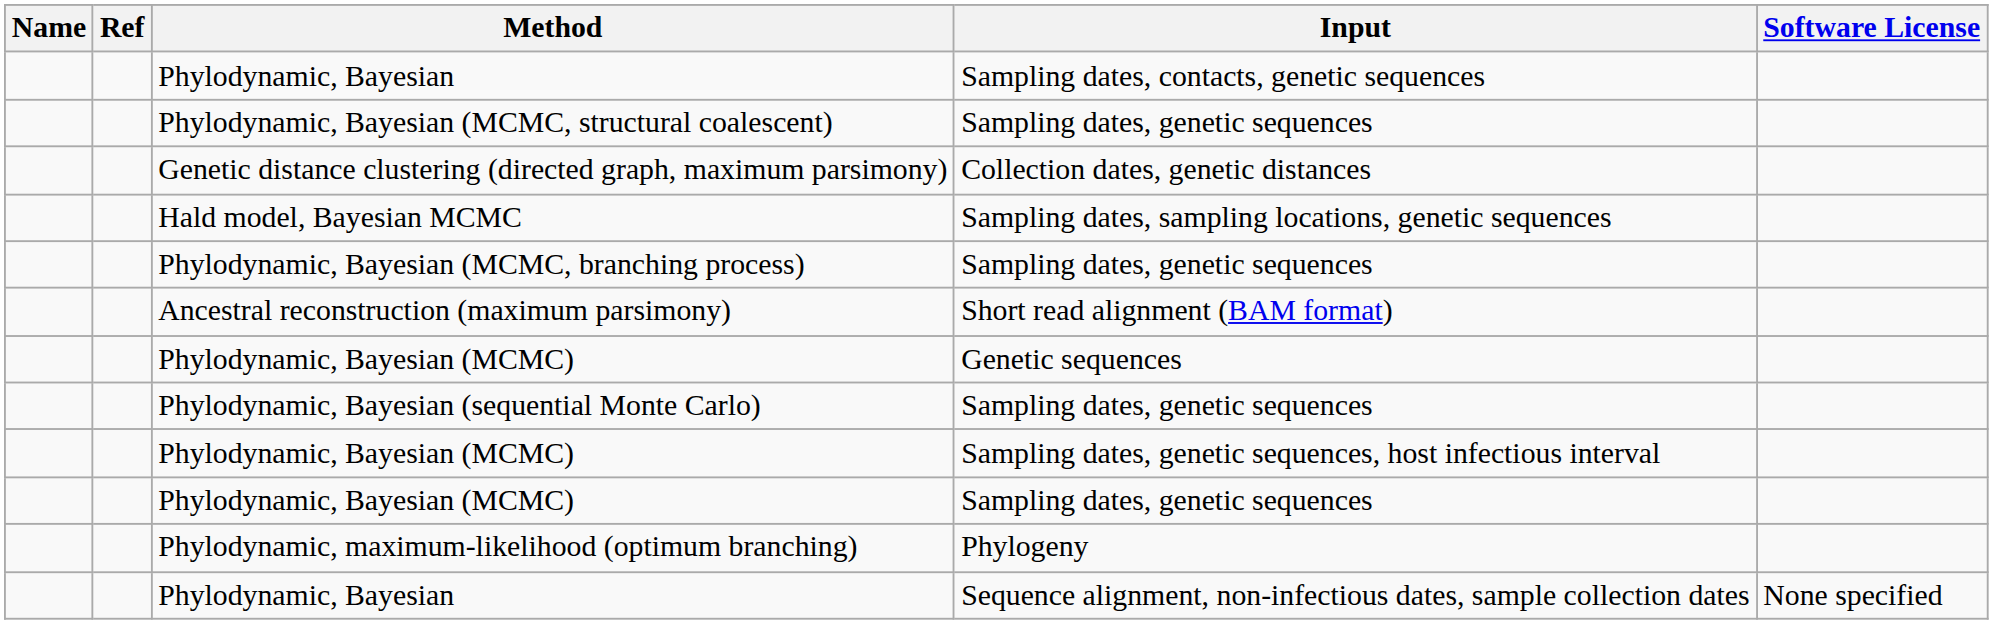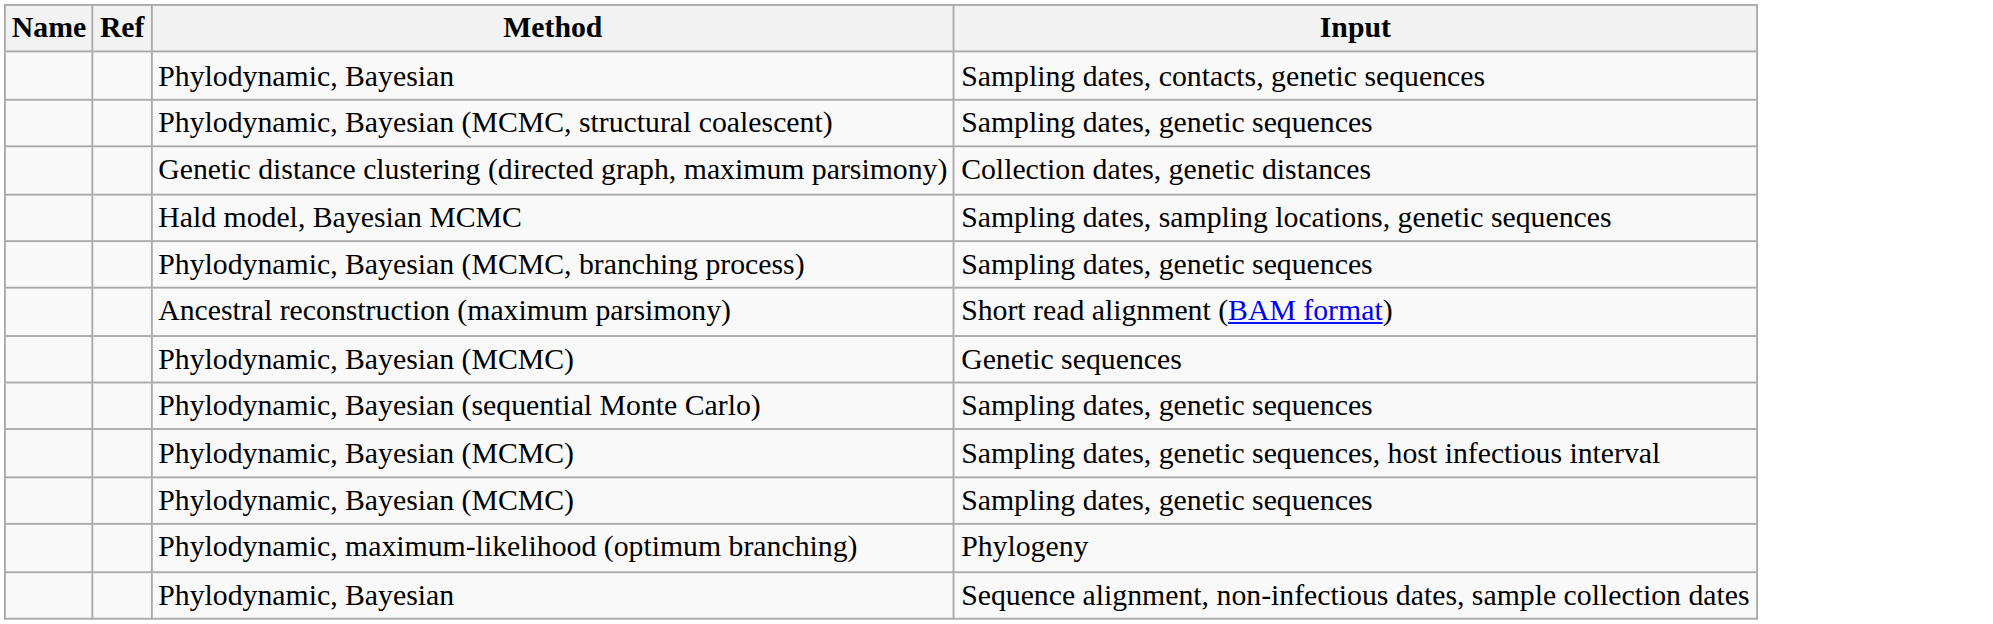- column: (1872, 28)
